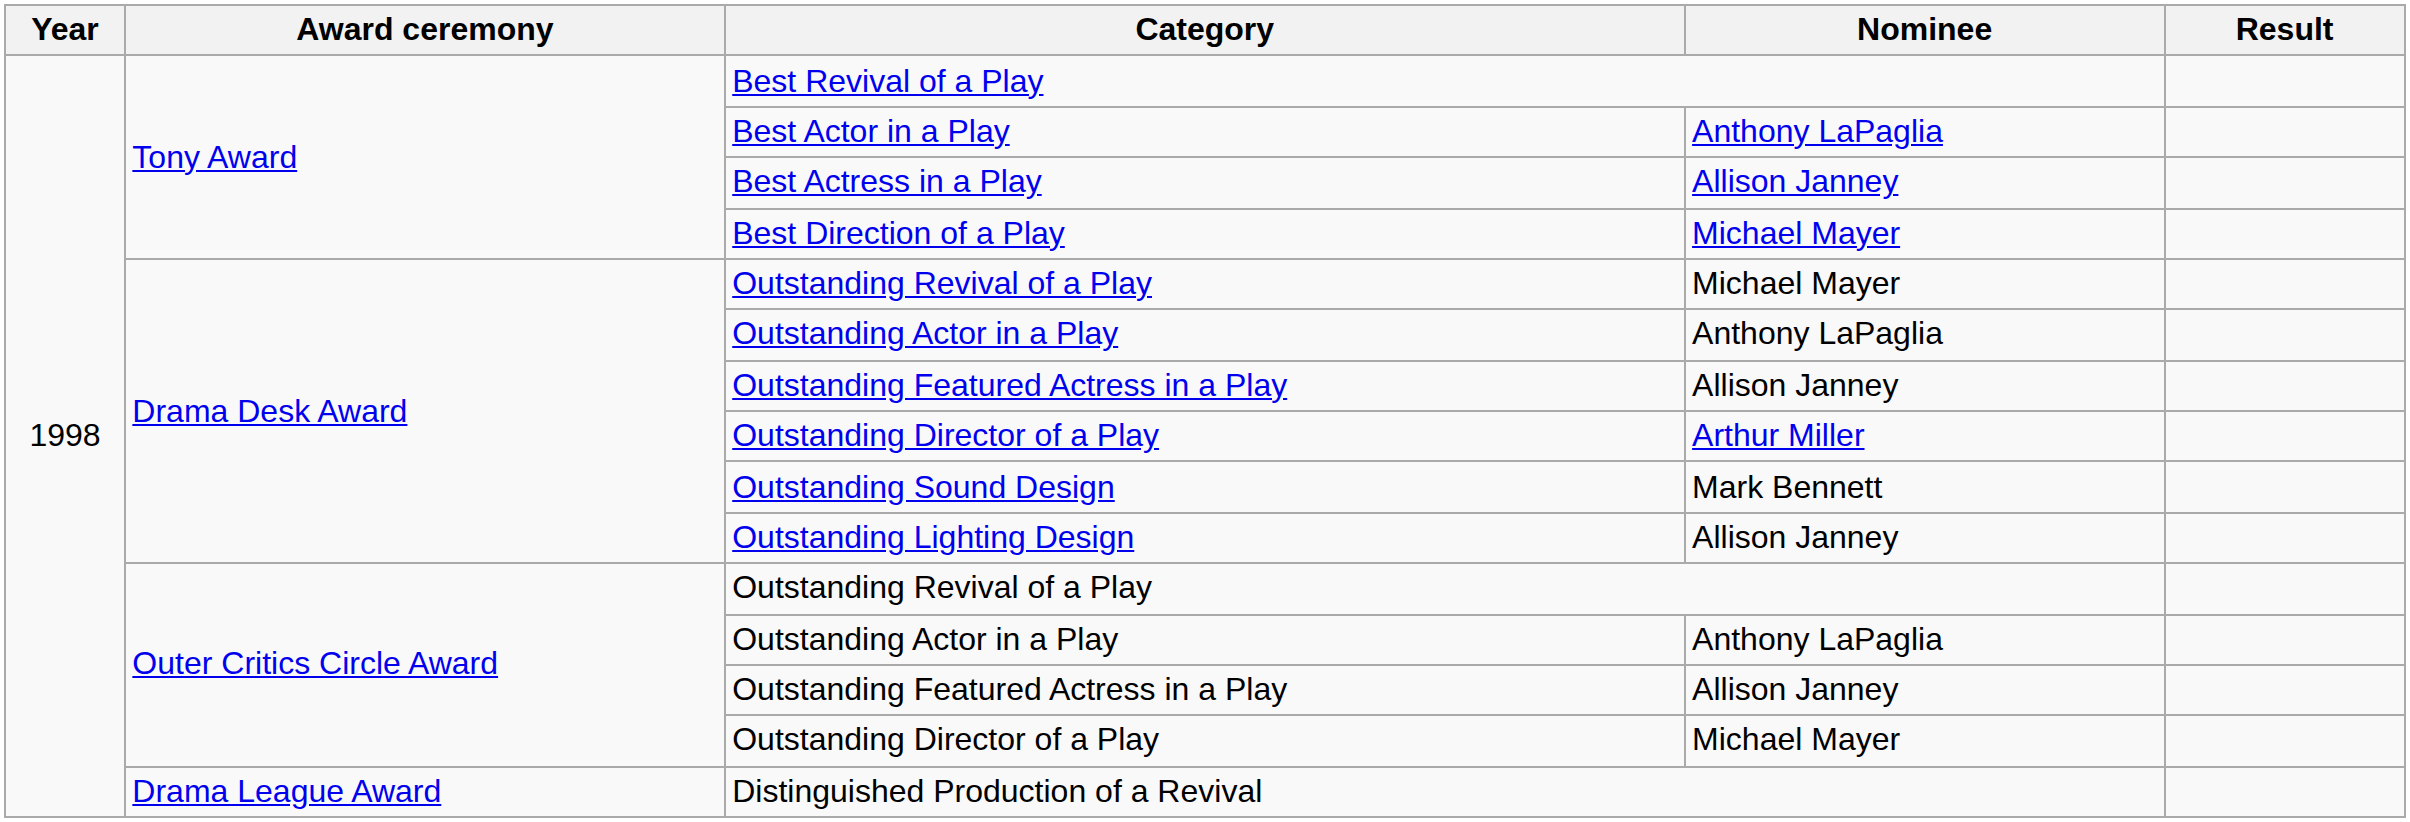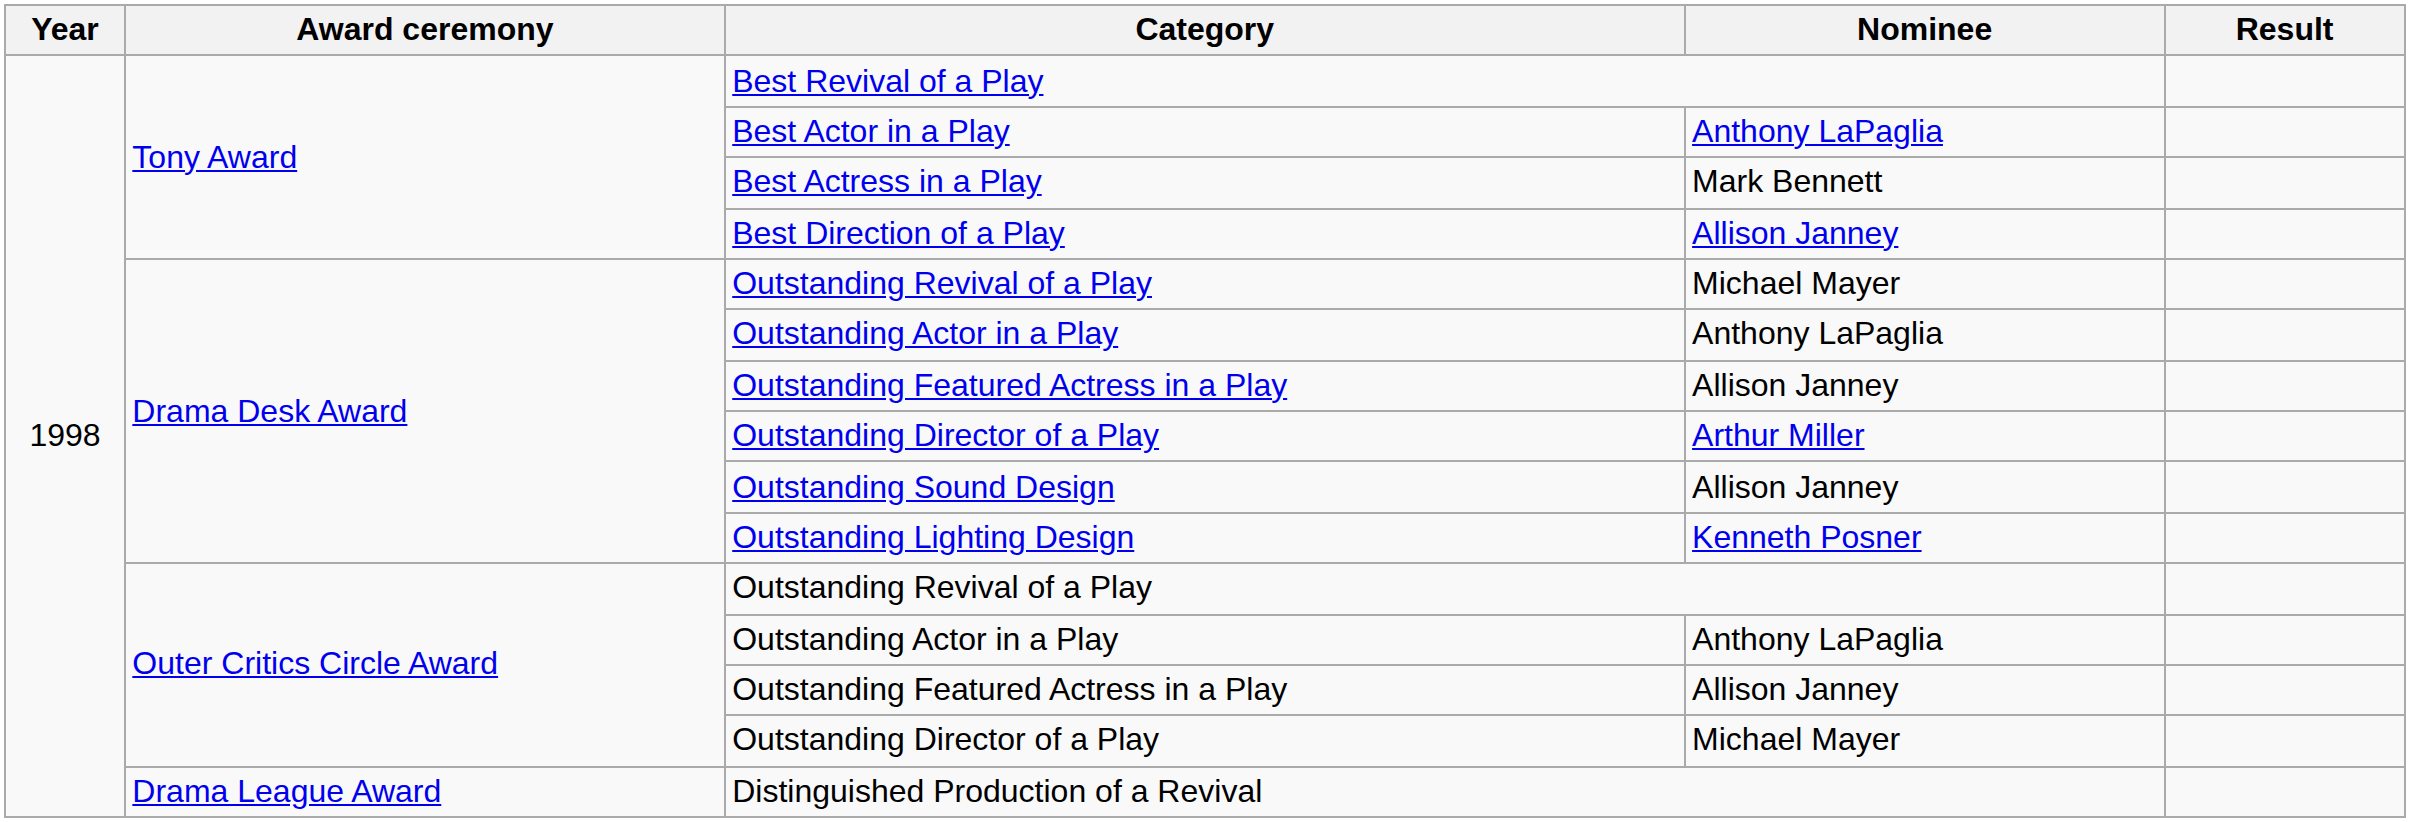(1795, 182) Allison Janney -> (1787, 182) Mark Bennett
(1796, 232) Michael Mayer -> (1795, 232) Allison Janney
(1787, 486) Mark Bennett -> (1795, 486) Allison Janney
(1795, 537) Allison Janney -> (1807, 537) Kenneth Posner
